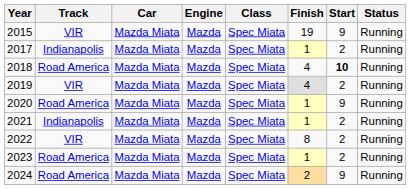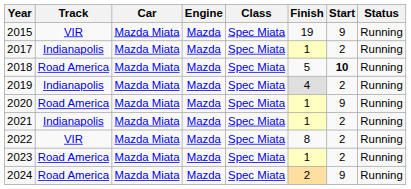(307, 68) 4 -> (307, 68) 5
(73, 86) VIR -> (73, 86) Indianapolis
